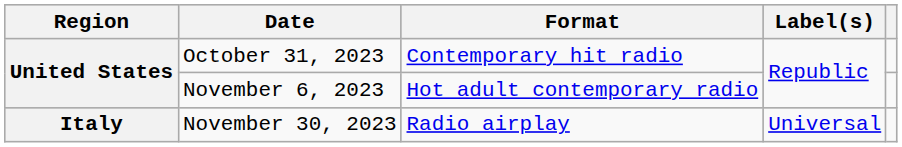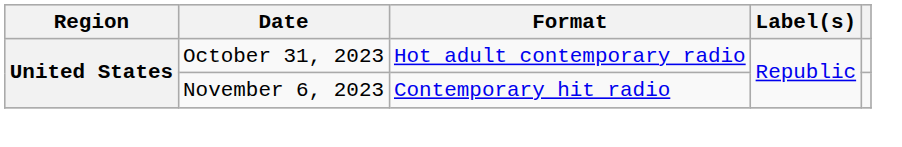(545, 56) Contemporary hit radio -> (570, 56) Hot adult contemporary radio
(582, 90) Hot adult contemporary radio -> (532, 90) Contemporary hit radio
- row: (290, 124)
